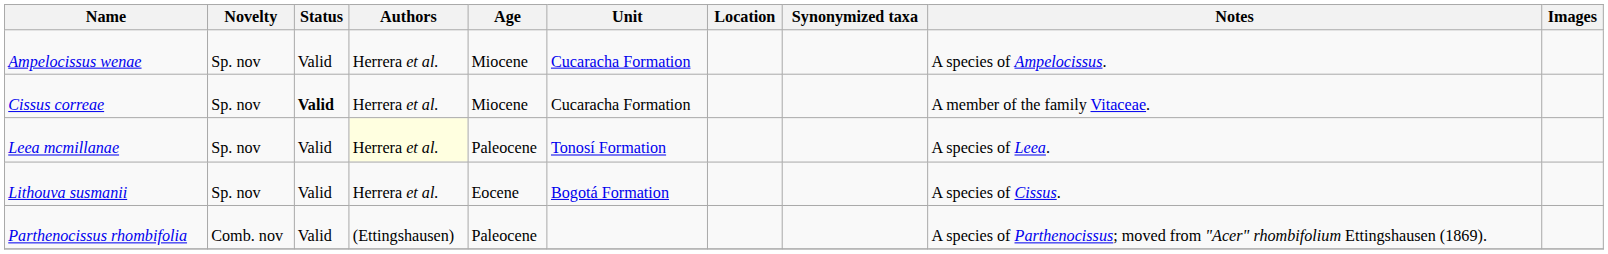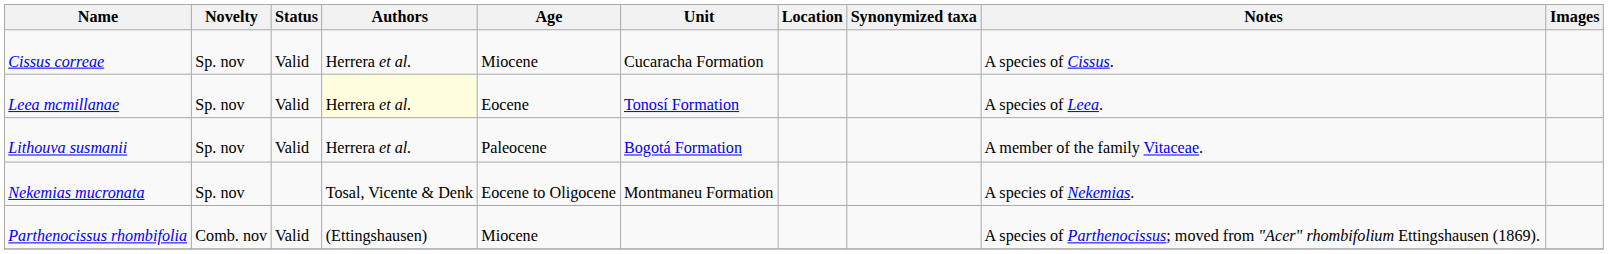- row: (75, 61)
(316, 104) bold -> (292, 61) normal
(1041, 104) A member of the family Vitaceae. -> (1049, 61) A species of Cissus.
(504, 148) Paleocene -> (505, 104) Eocene
(495, 192) Eocene -> (514, 148) Paleocene
(996, 192) A species of Cissus. -> (1094, 148) A member of the family Vitaceae.
+ row: (76, 192)
(504, 236) Paleocene -> (510, 236) Miocene
